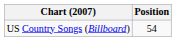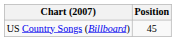(152, 28) 54 -> (152, 28) 45
